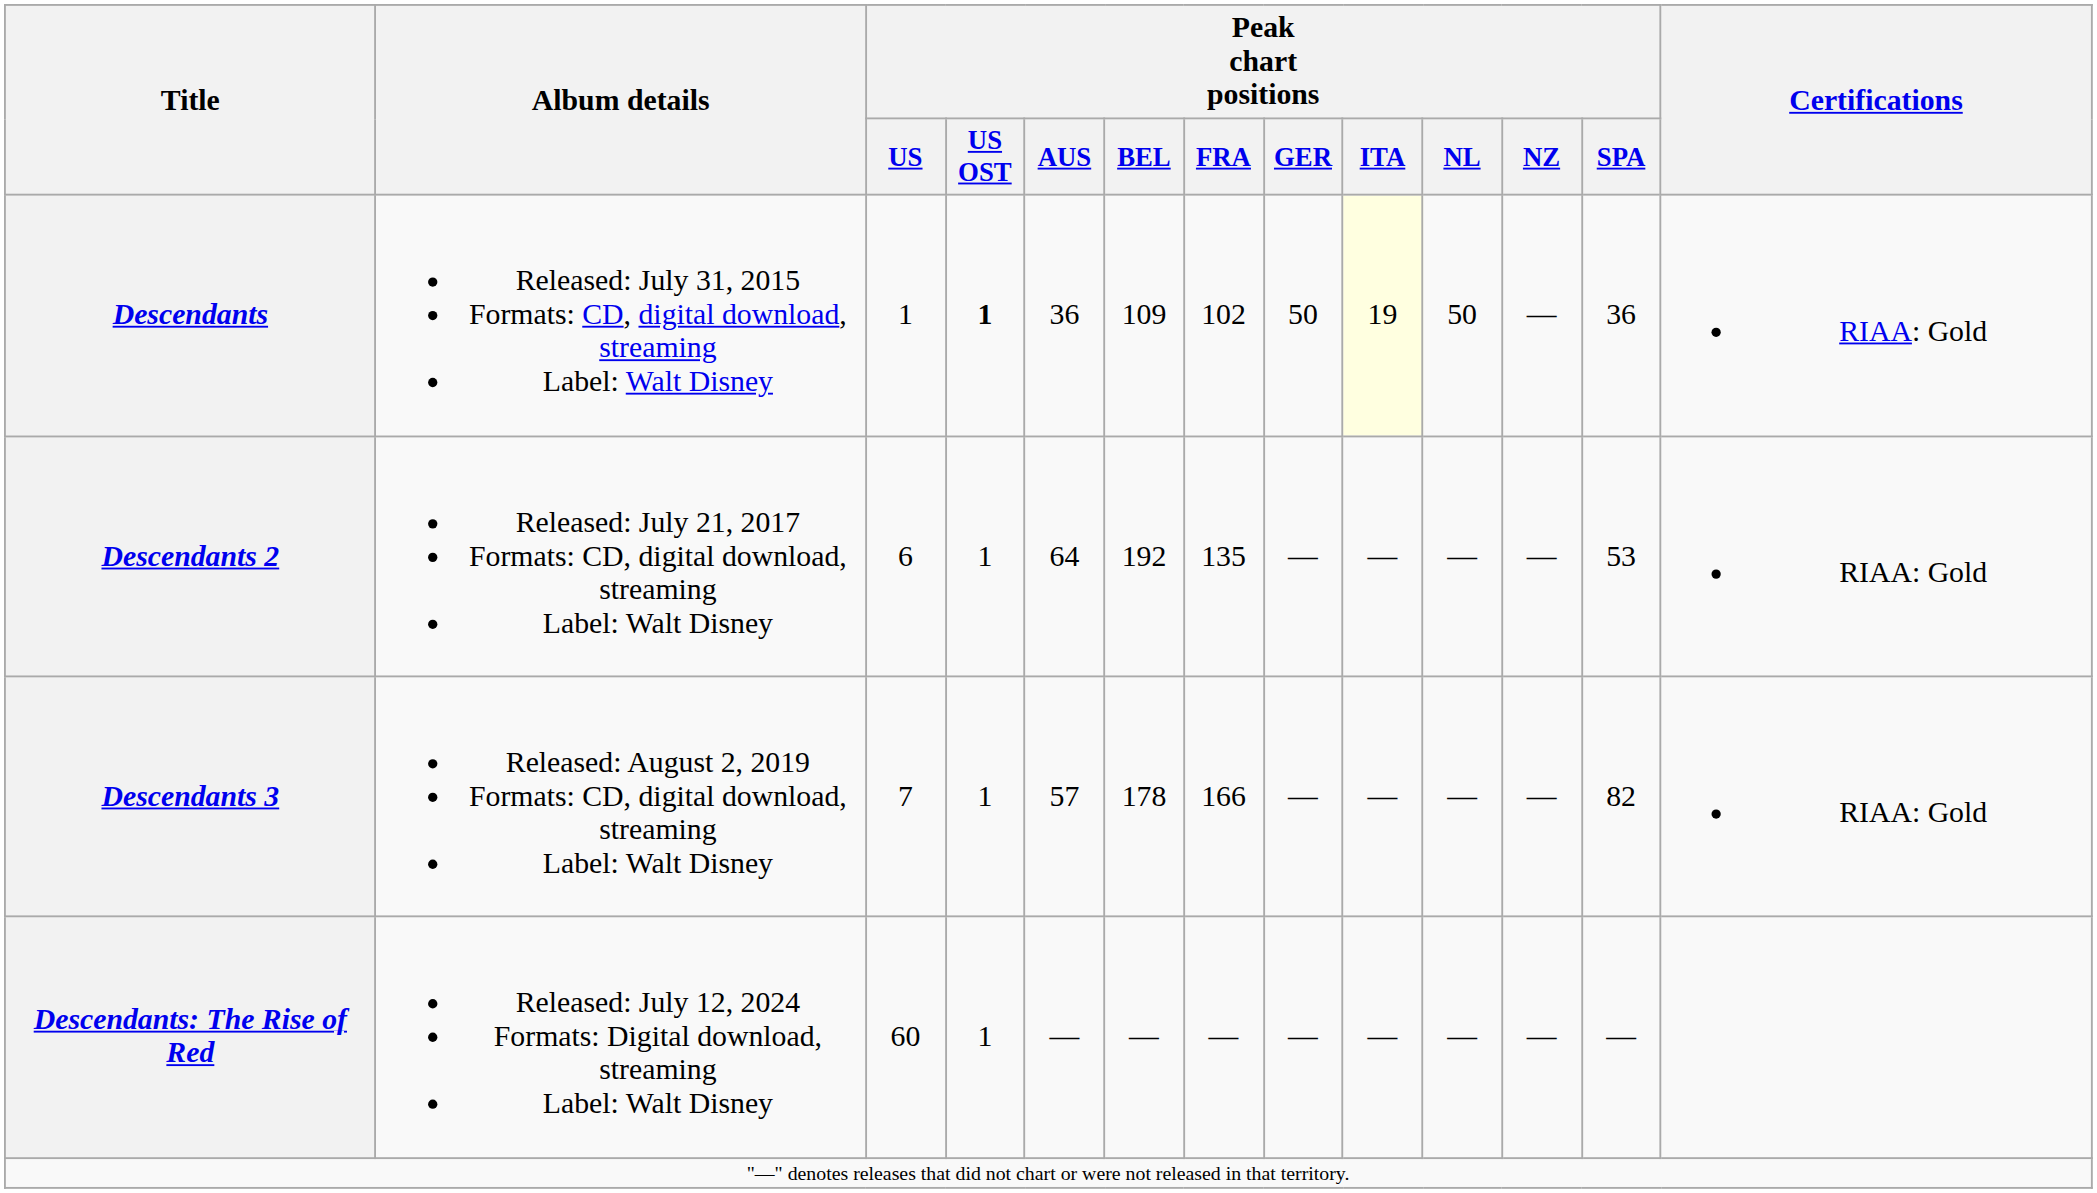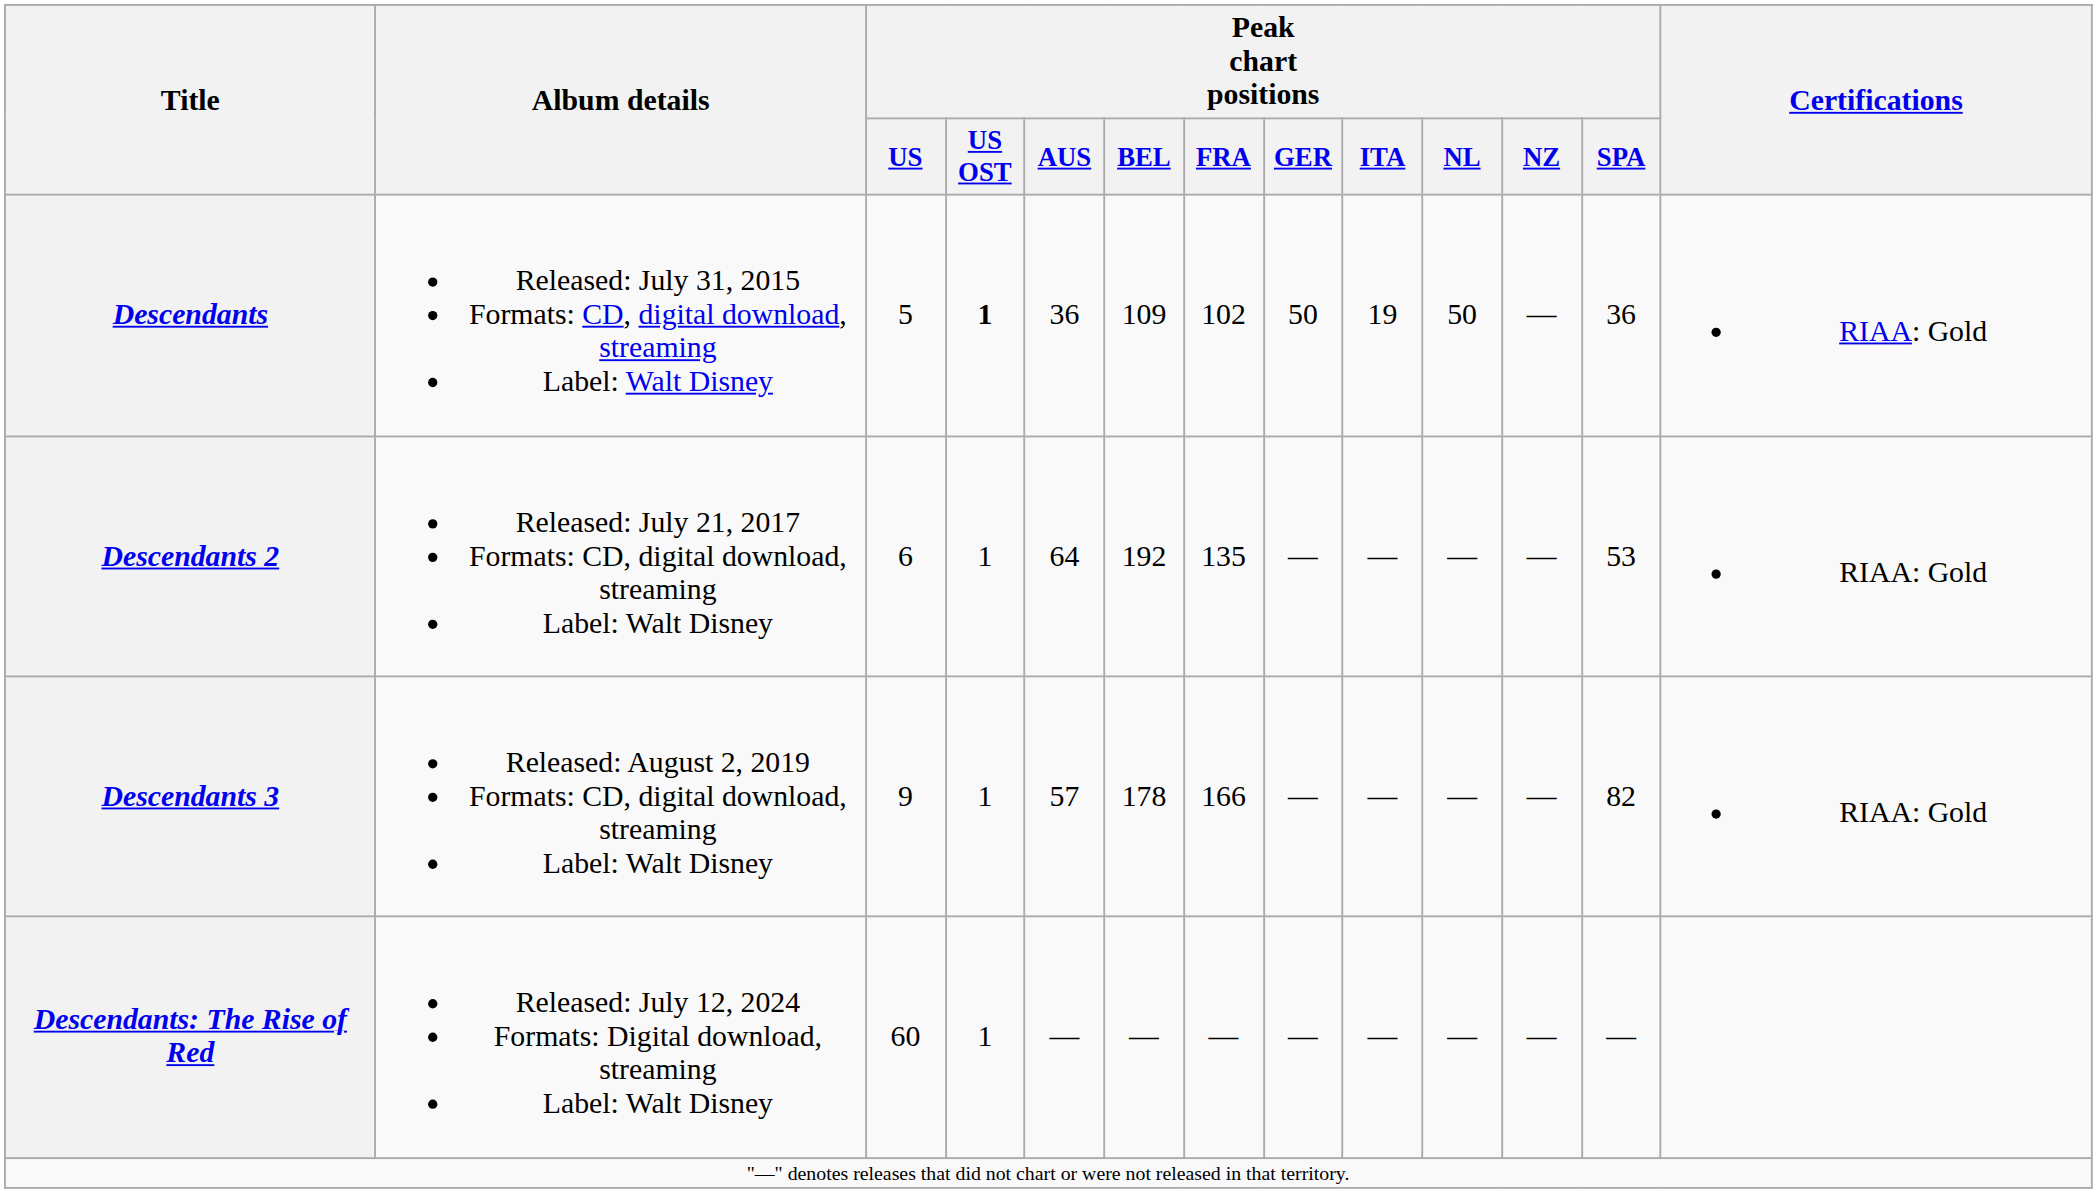(905, 314) 1 -> (905, 314) 5
(1382, 314) lightyellow background -> (1382, 314) no background
(905, 796) 7 -> (905, 796) 9
